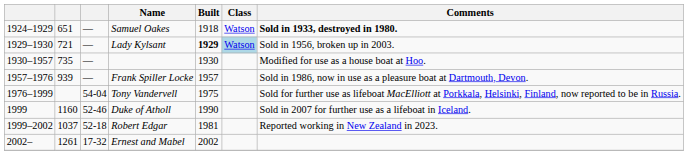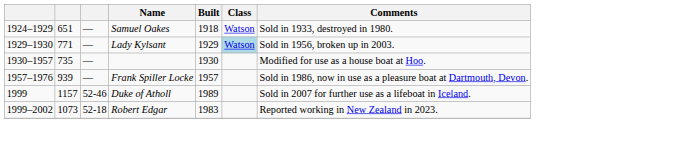(328, 28) bold -> (326, 28) normal
(65, 45) 721 -> (65, 45) 771
(208, 45) bold -> (208, 45) normal
- row: (30, 93)
(68, 110) 1160 -> (68, 93) 1157
(208, 110) 1990 -> (208, 93) 1989
(68, 126) 1037 -> (68, 110) 1073
(208, 126) 1981 -> (208, 110) 1983
- row: (19, 142)
